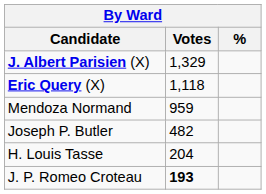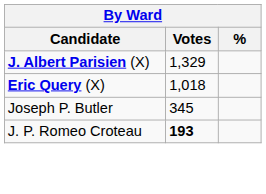(187, 85) 1,118 -> (187, 85) 1,018
- row: (70, 108)
(181, 131) 482 -> (181, 108) 345
- row: (55, 154)
